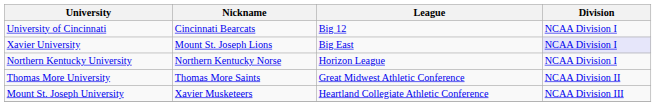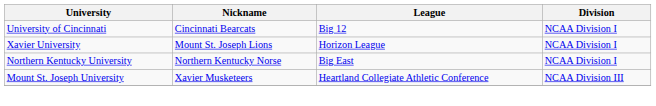(336, 45) Big East -> (352, 45) Horizon League
(581, 45) lavender background -> (581, 45) no background
(352, 61) Horizon League -> (336, 61) Big East
- row: (58, 77)
